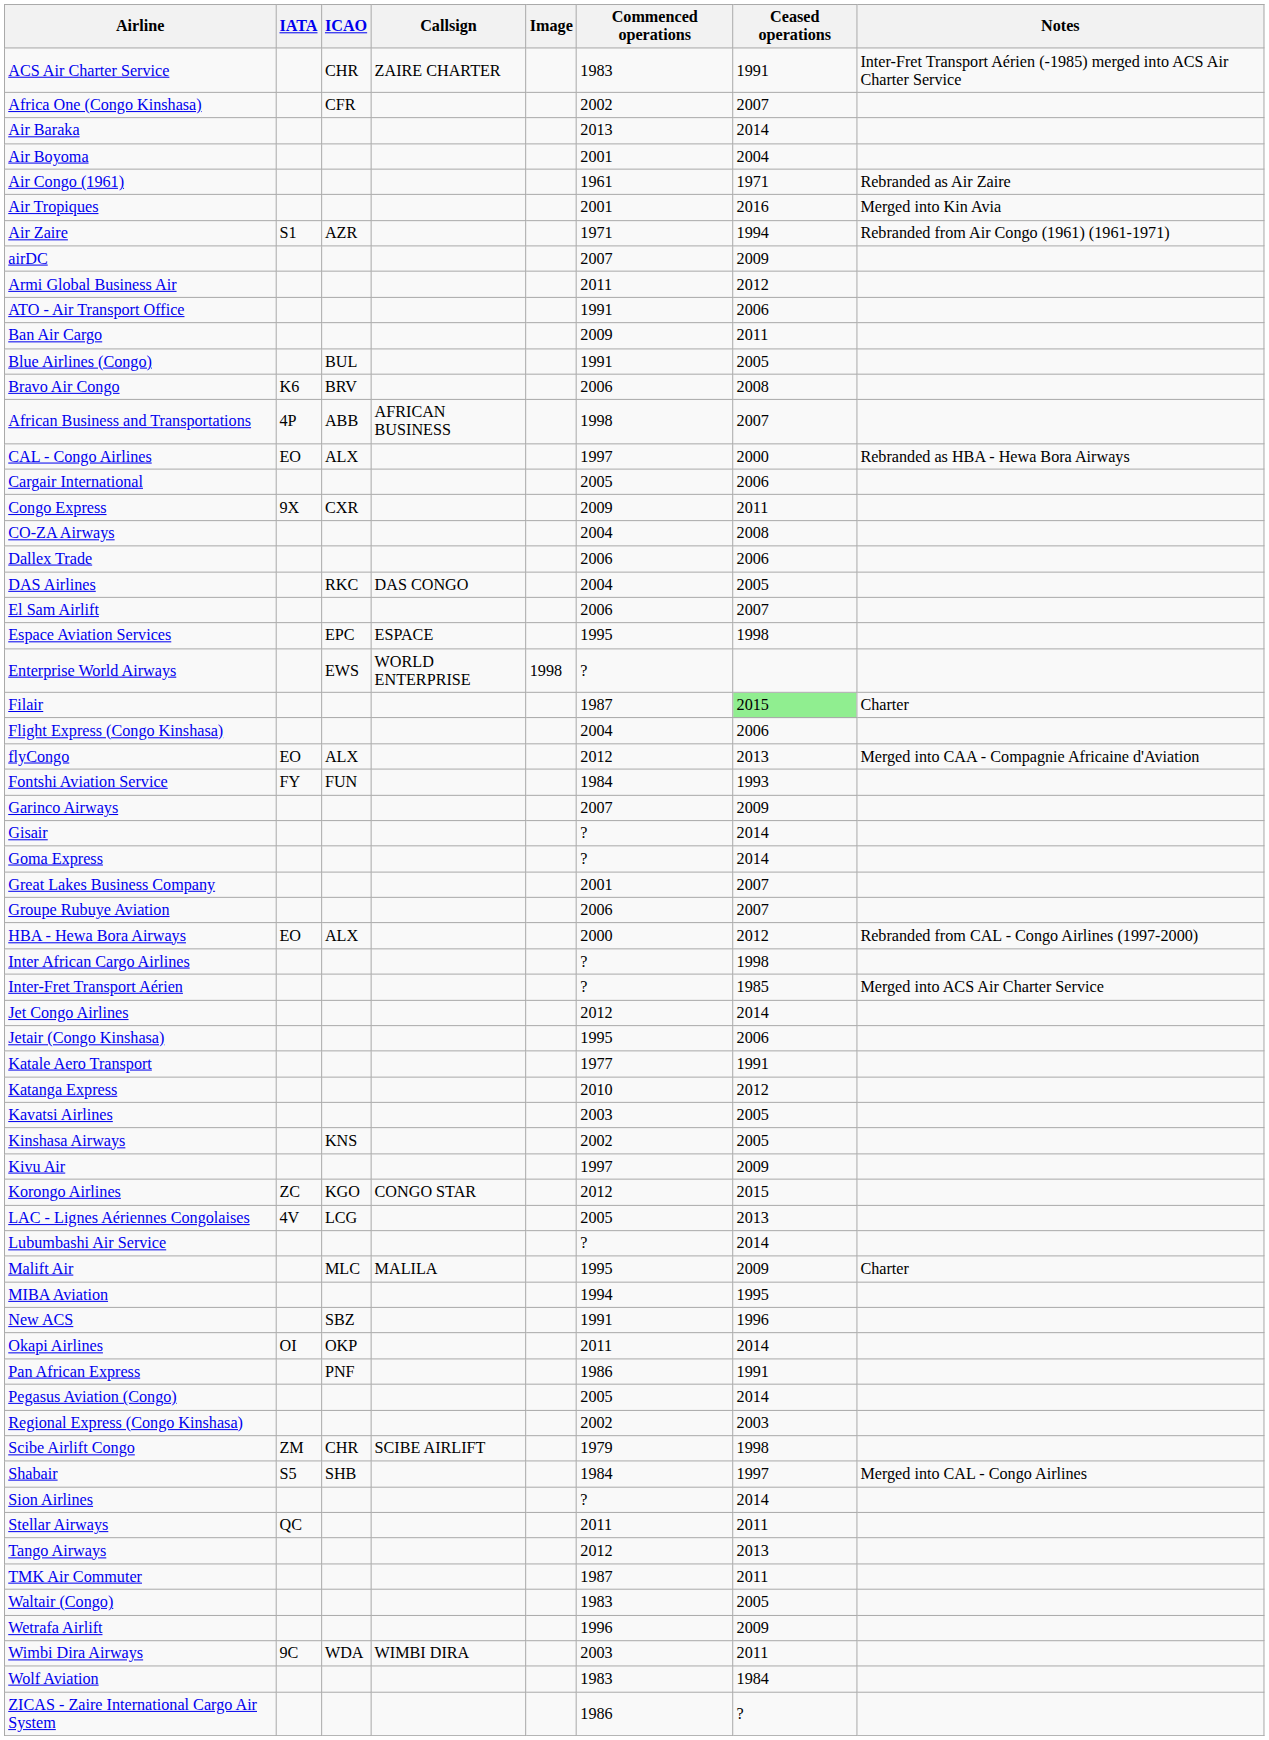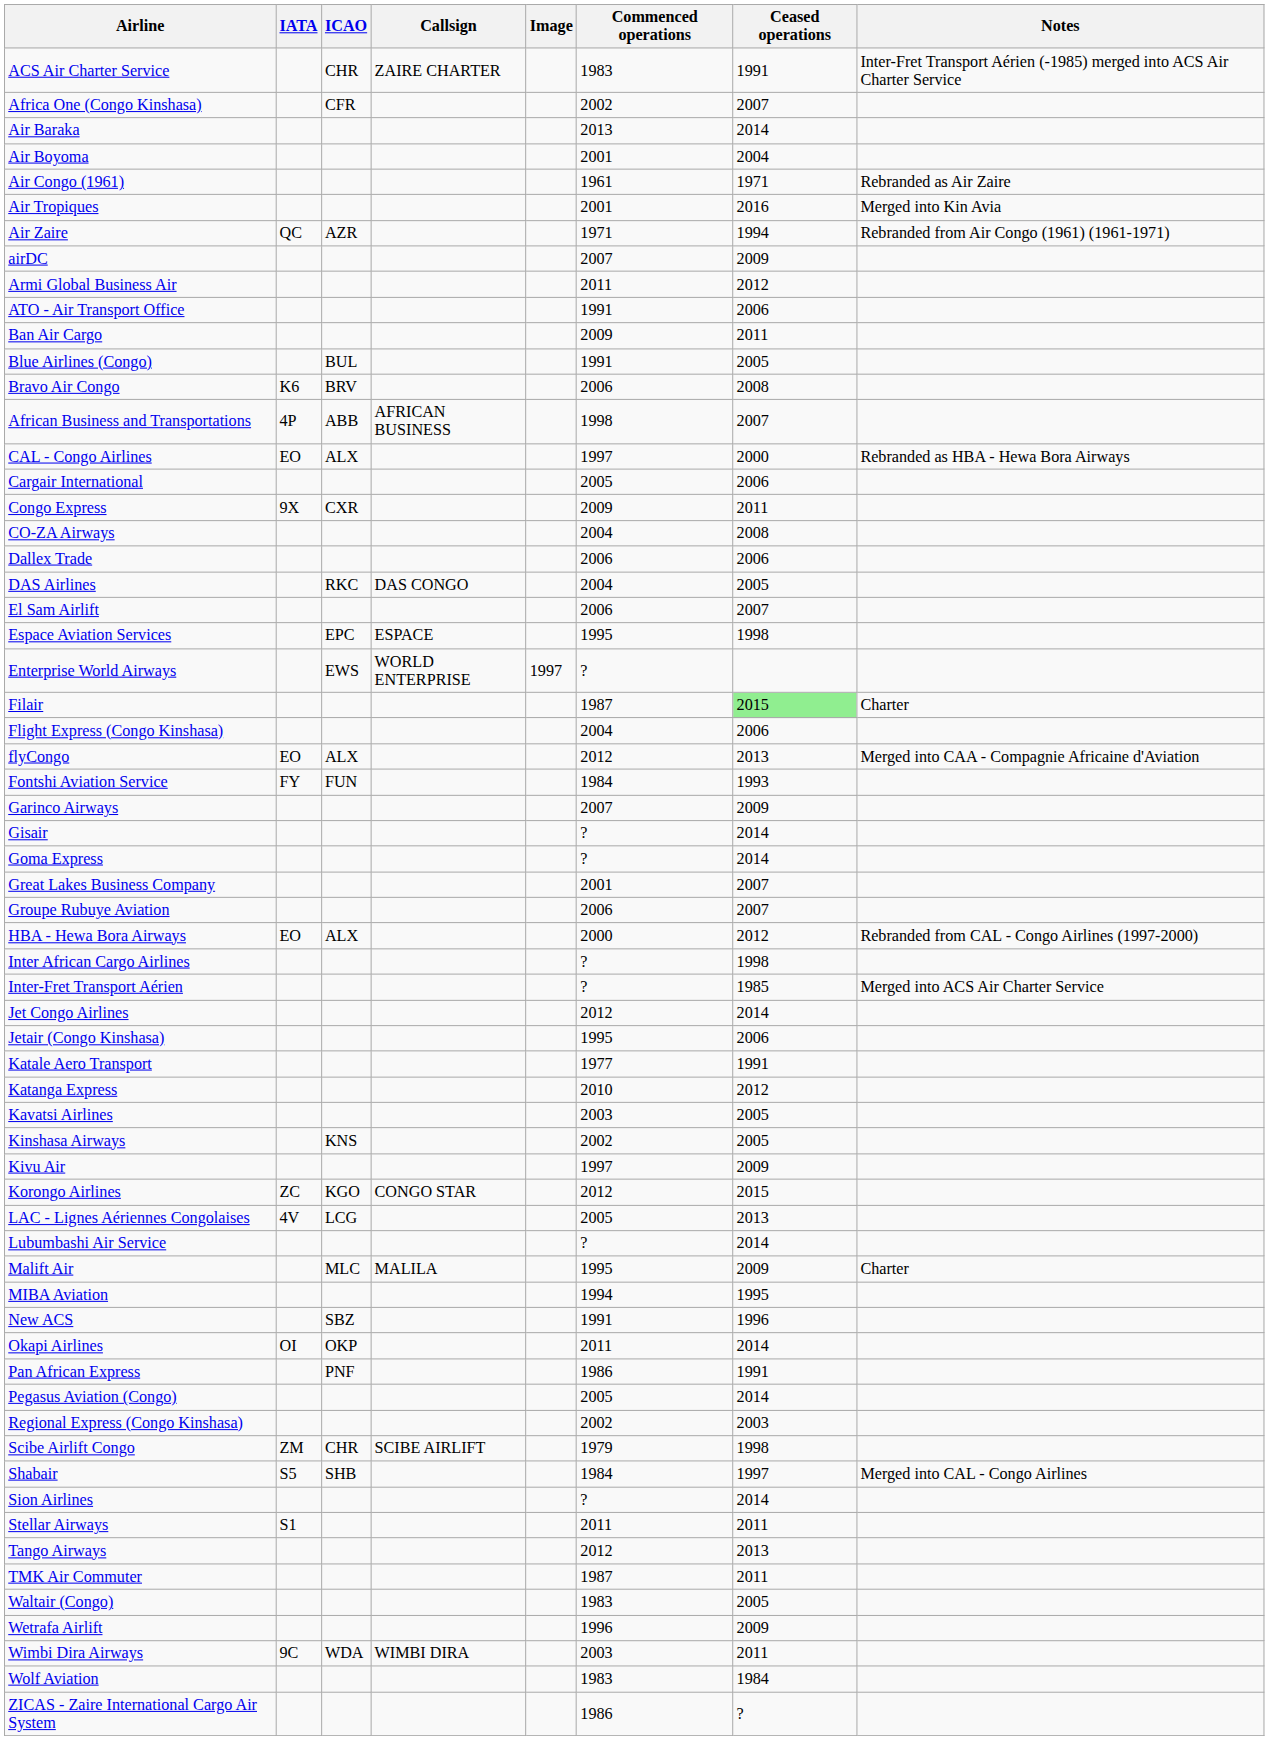(288, 233) S1 -> (291, 233) QC
(546, 670) 1998 -> (546, 670) 1997
(291, 1525) QC -> (288, 1525) S1
